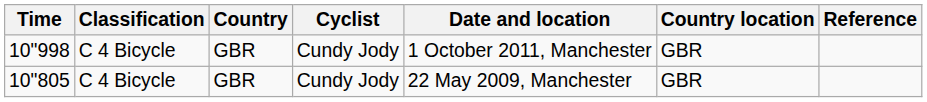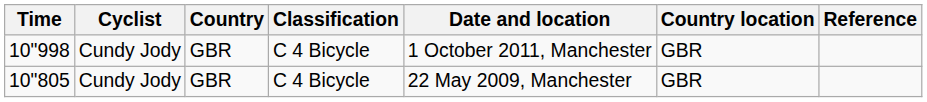columns swapped: (348, 19) <-> (142, 19)
